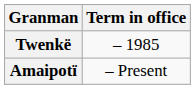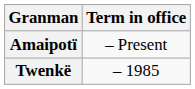rows swapped: (43, 44) <-> (43, 71)
